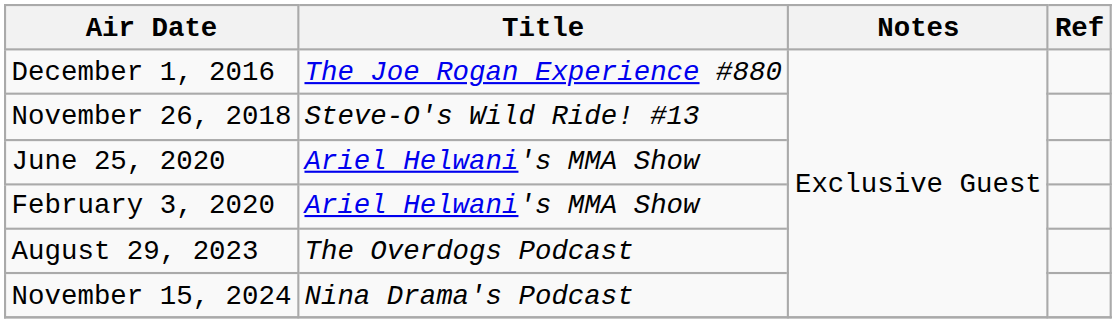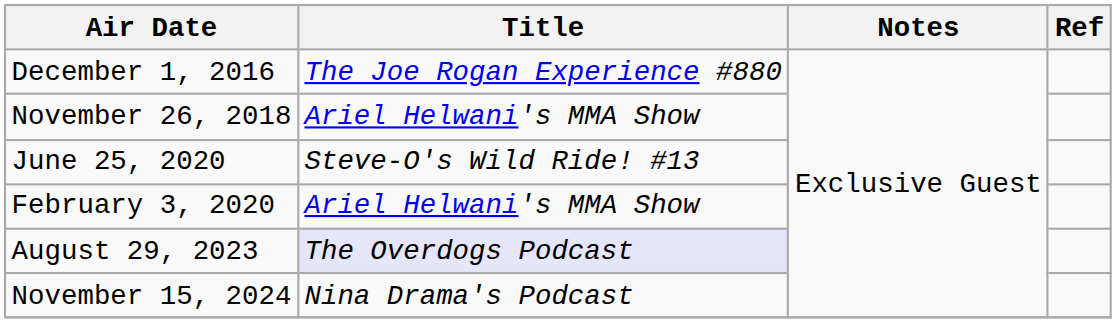(502, 117) Steve-O's Wild Ride! #13 -> (502, 117) Ariel Helwani's MMA Show
(502, 162) Ariel Helwani's MMA Show -> (502, 162) Steve-O's Wild Ride! #13
(469, 251) no background -> (469, 251) lavender background
